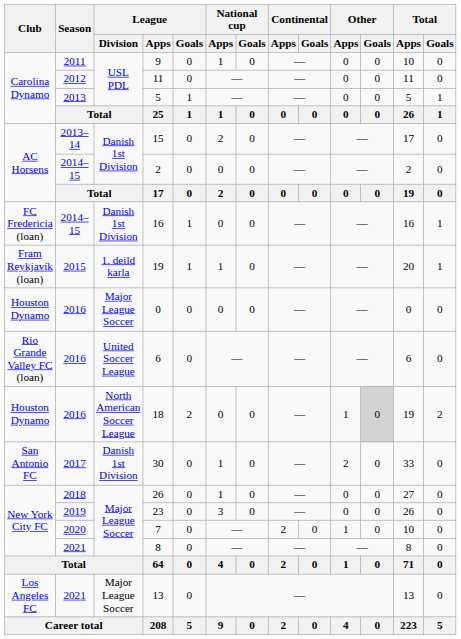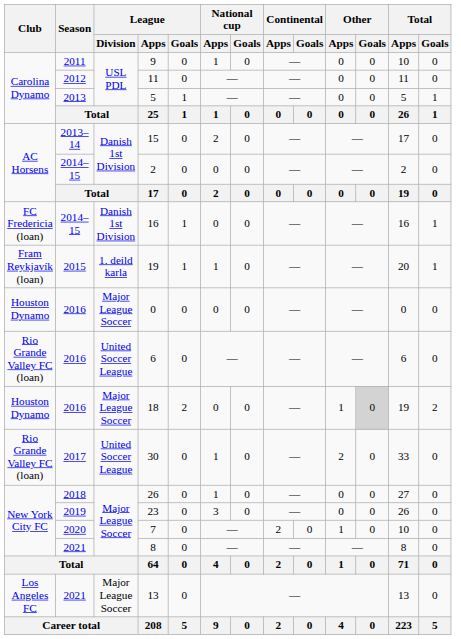(118, 414) North American Soccer League -> (116, 408) Major League Soccer
(30, 463) San Antonio FC -> (30, 457) Rio Grande Valley FC (loan)
(118, 463) Danish 1st Division -> (116, 457) United Soccer League
